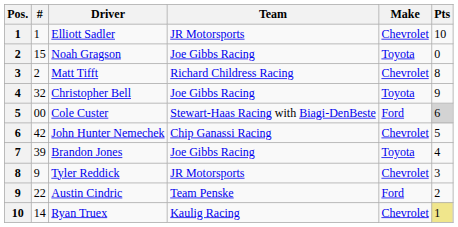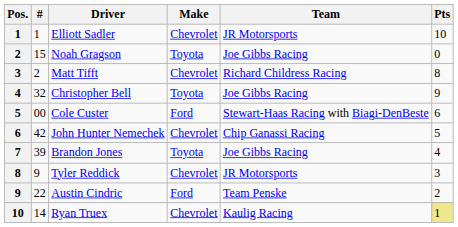columns swapped: (273, 14) <-> (405, 14)
(437, 113) lightgrey background -> (437, 113) no background
